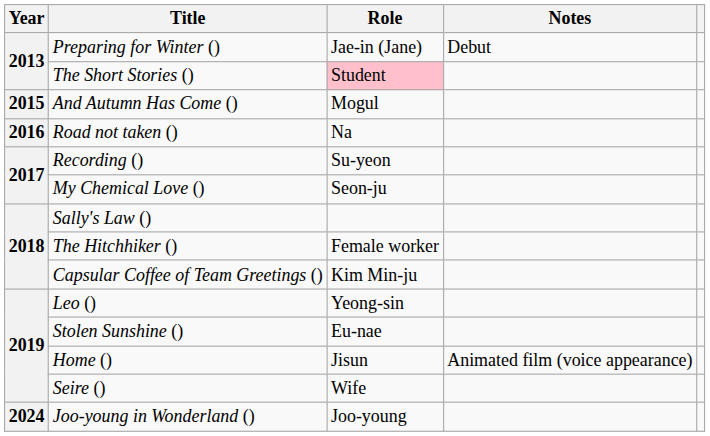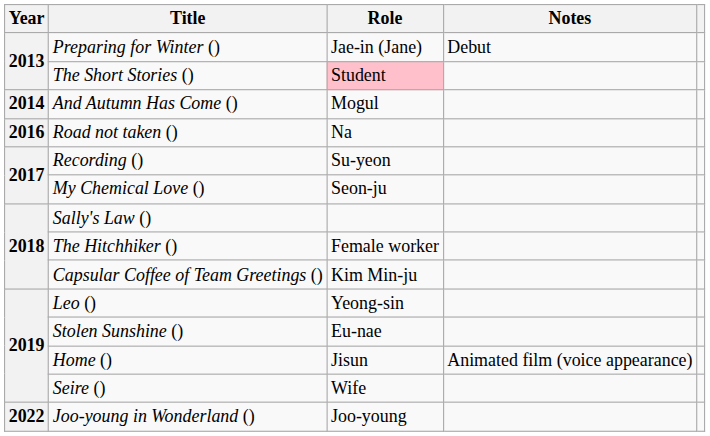(27, 103) 2015 -> (27, 103) 2014
(27, 416) 2024 -> (27, 416) 2022
